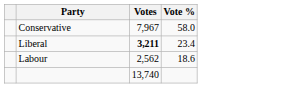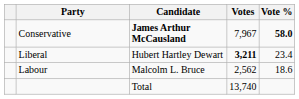+ column: (178, 12)
(186, 28) normal -> (284, 33) bold
